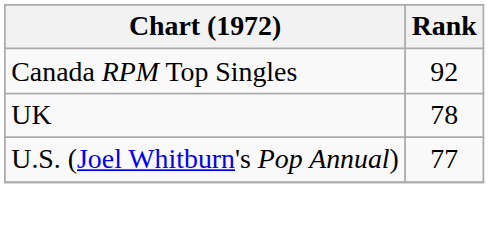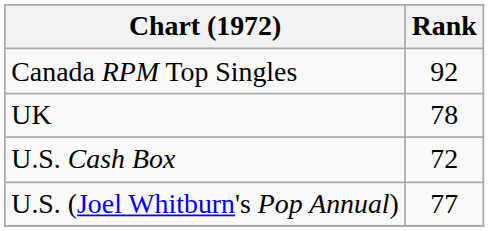+ row: (93, 159)
